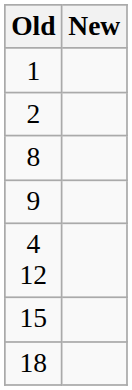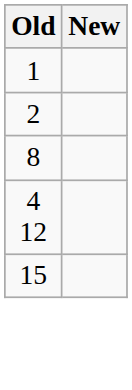- row: (33, 200)
- row: (33, 362)
